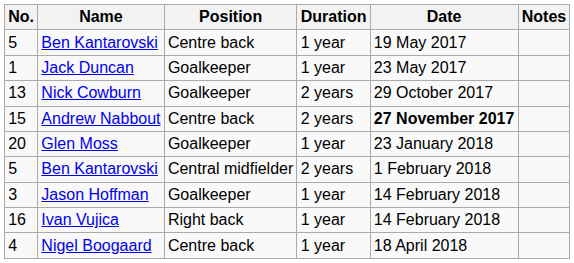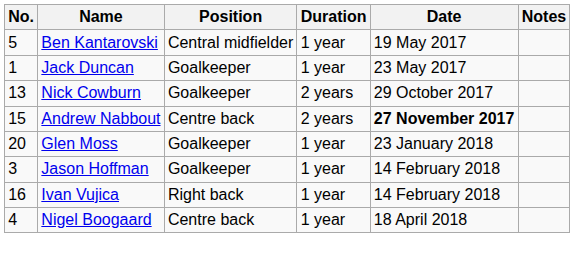(211, 42) Centre back -> (231, 42) Central midfielder
- row: (13, 169)
